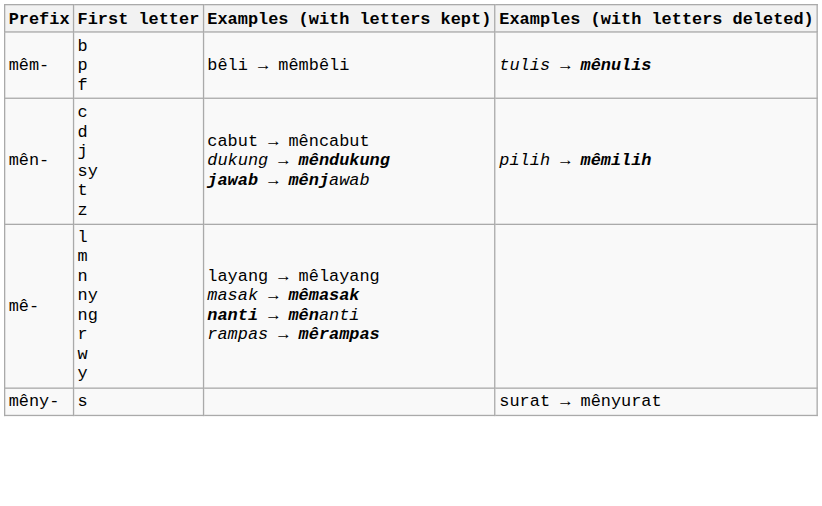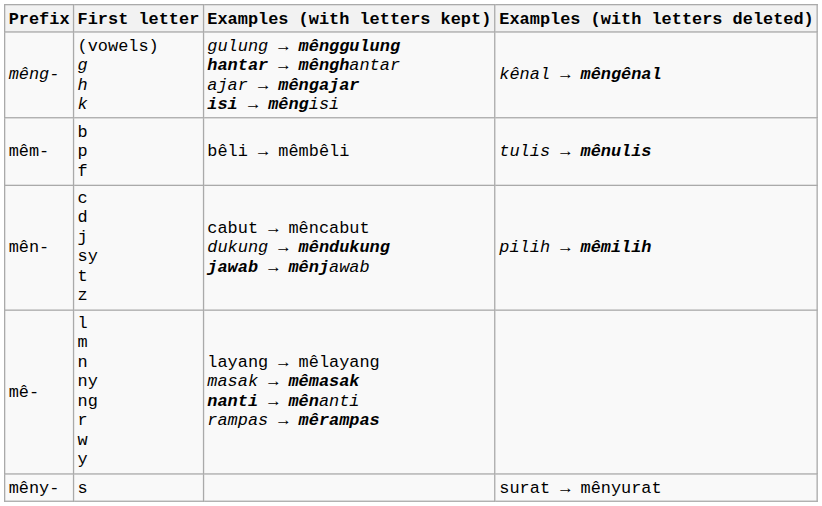+ row: (34, 75)
